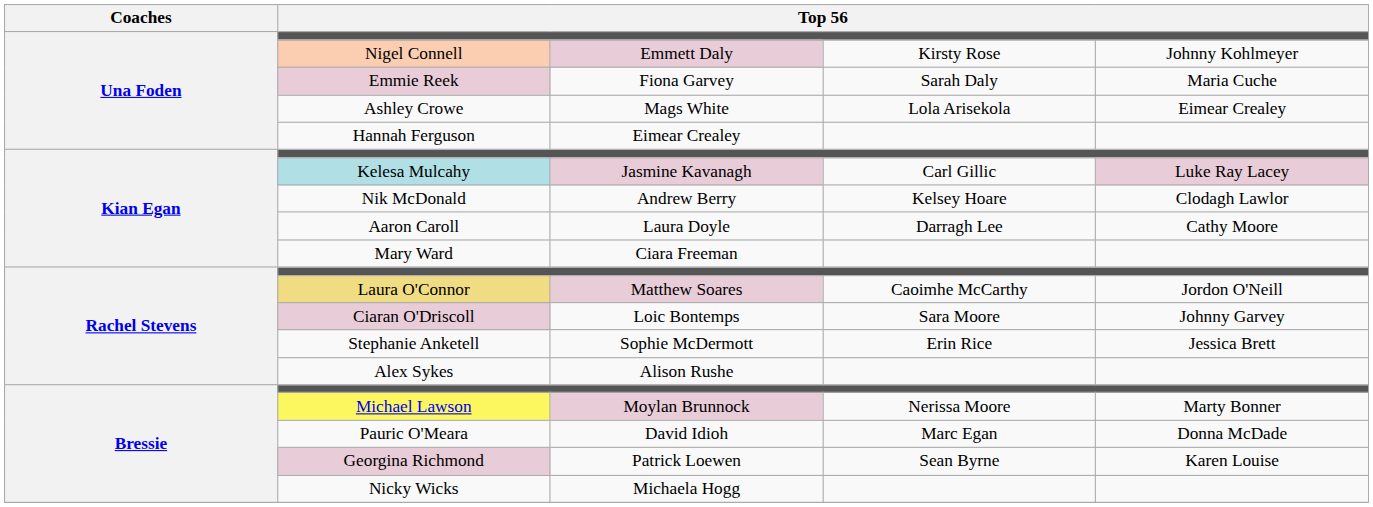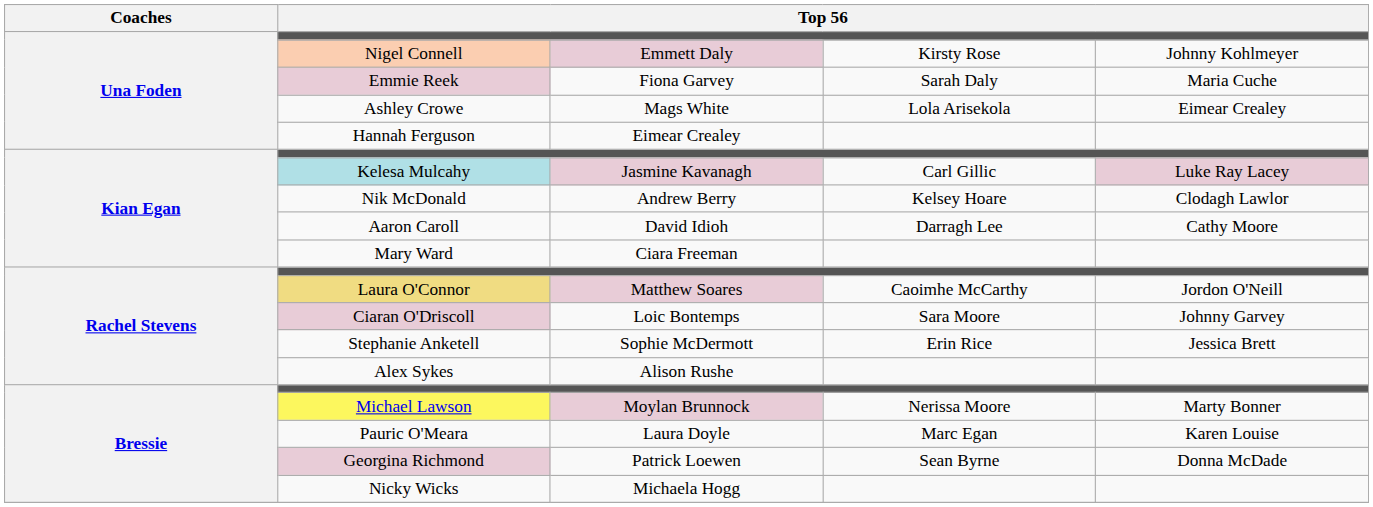(687, 225) Laura Doyle -> (687, 225) David Idioh
(687, 433) David Idioh -> (687, 433) Laura Doyle
(1232, 433) Donna McDade -> (1232, 433) Karen Louise
(1232, 461) Karen Louise -> (1232, 461) Donna McDade
